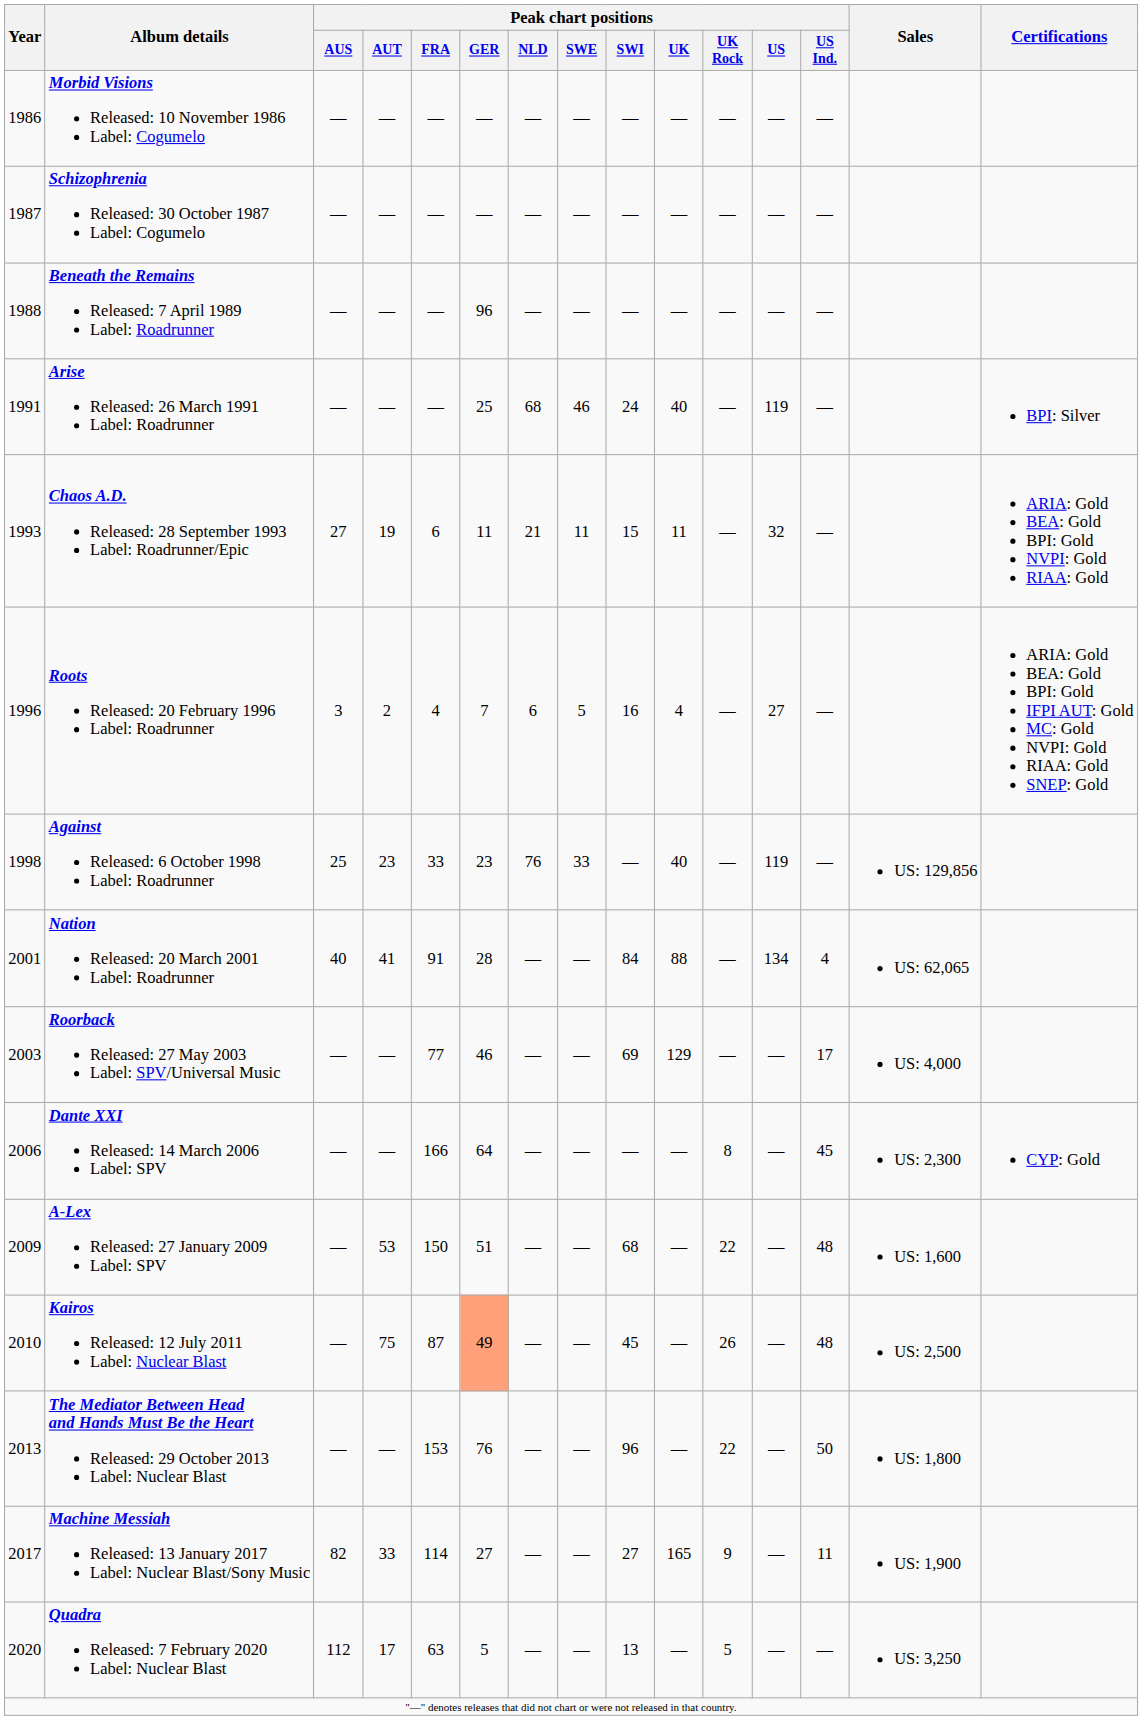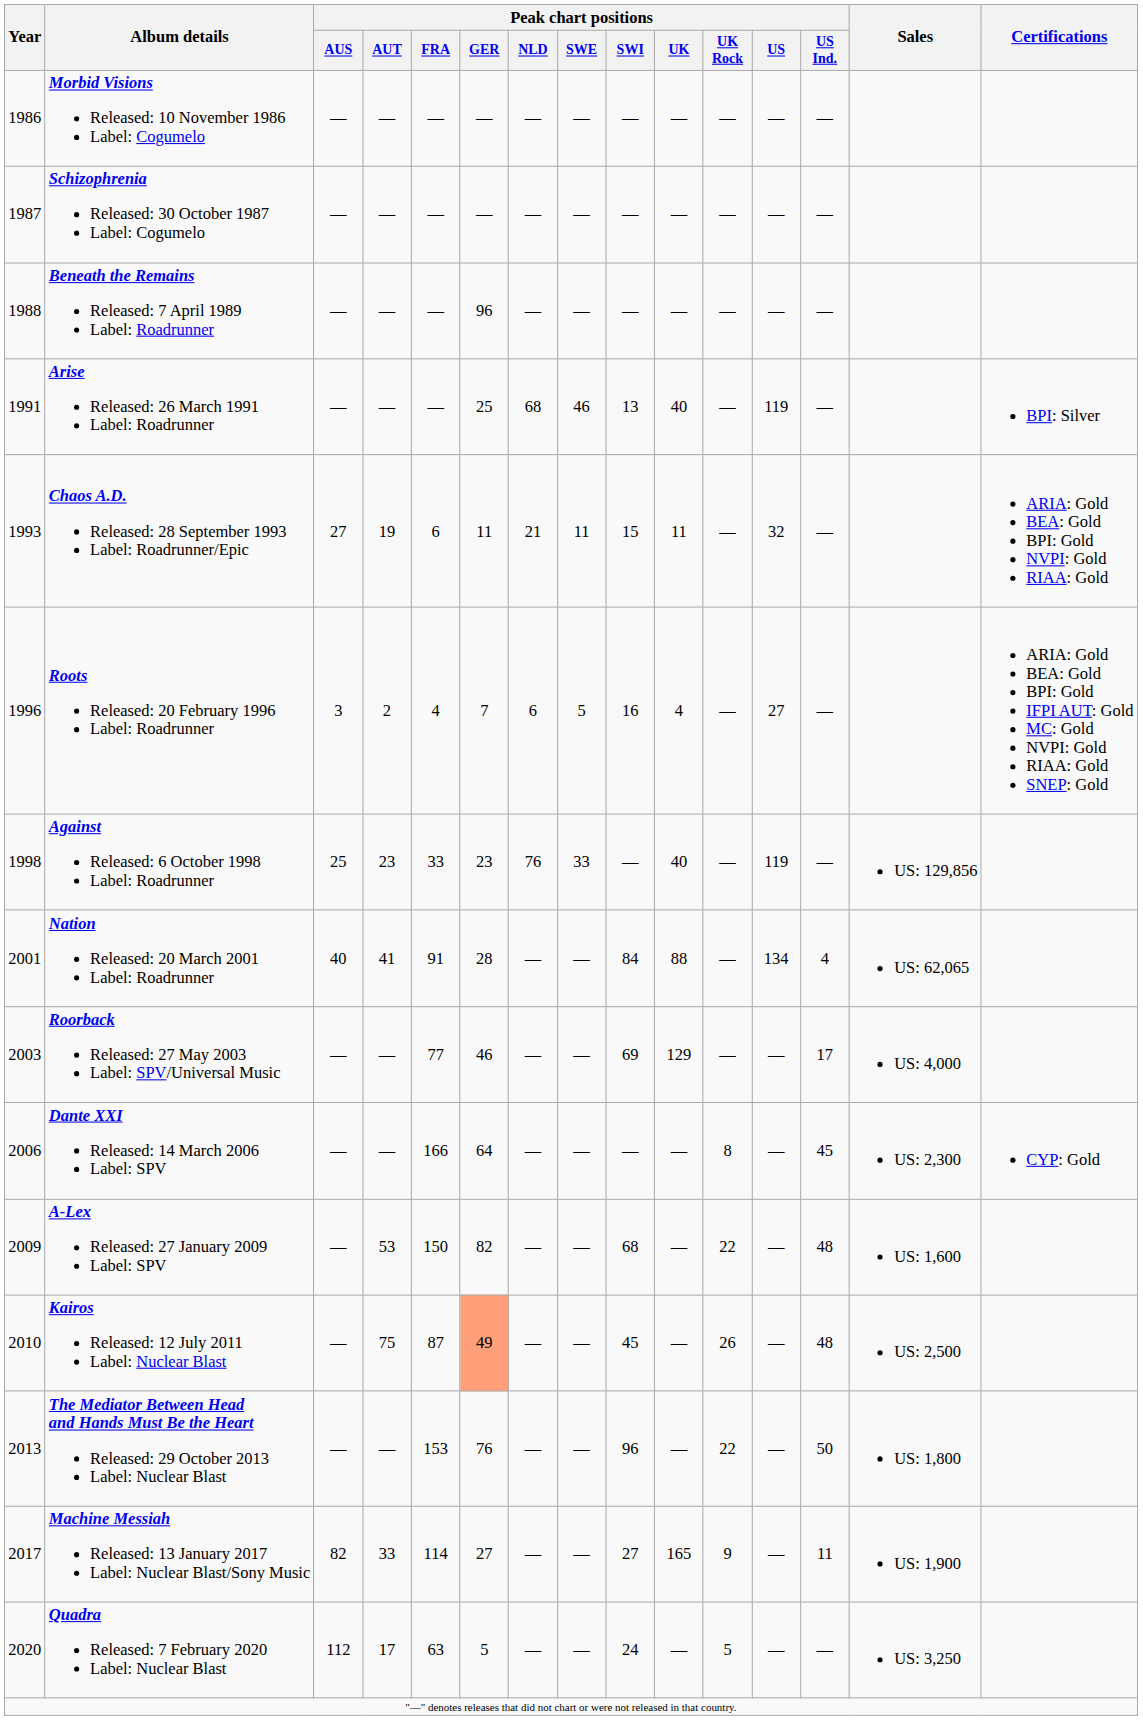(630, 406) 24 -> (630, 406) 13
(484, 1246) 51 -> (484, 1246) 82
(630, 1650) 13 -> (630, 1650) 24
